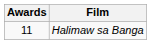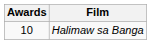(27, 30) 11 -> (27, 30) 10
